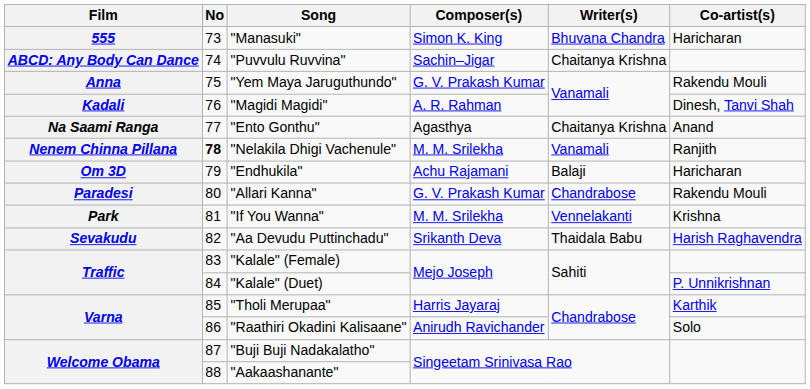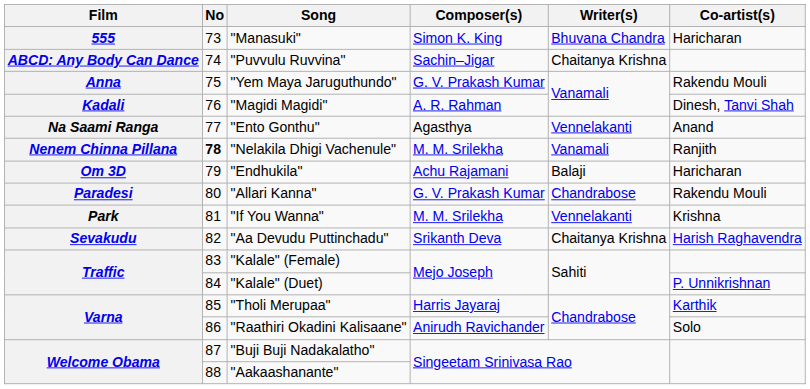(609, 127) Chaitanya Krishna -> (592, 127) Vennelakanti
(597, 238) Thaidala Babu -> (609, 238) Chaitanya Krishna
